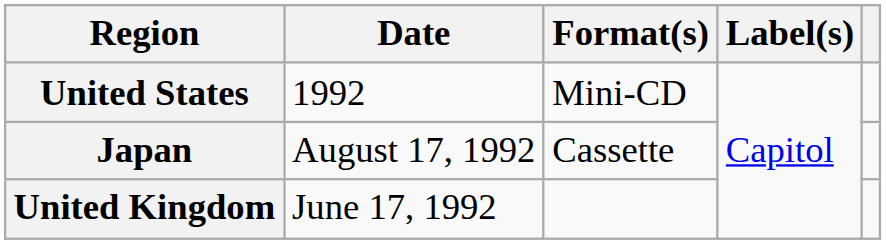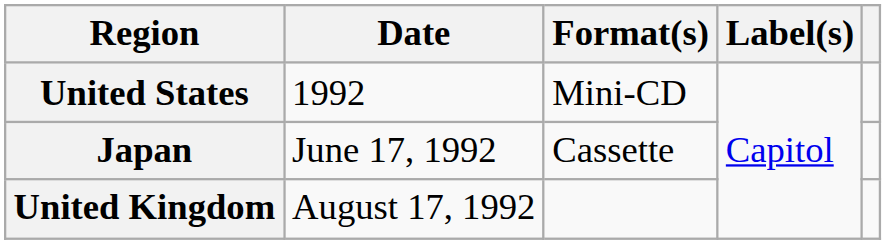(414, 149) August 17, 1992 -> (394, 149) June 17, 1992
(394, 207) June 17, 1992 -> (414, 207) August 17, 1992
